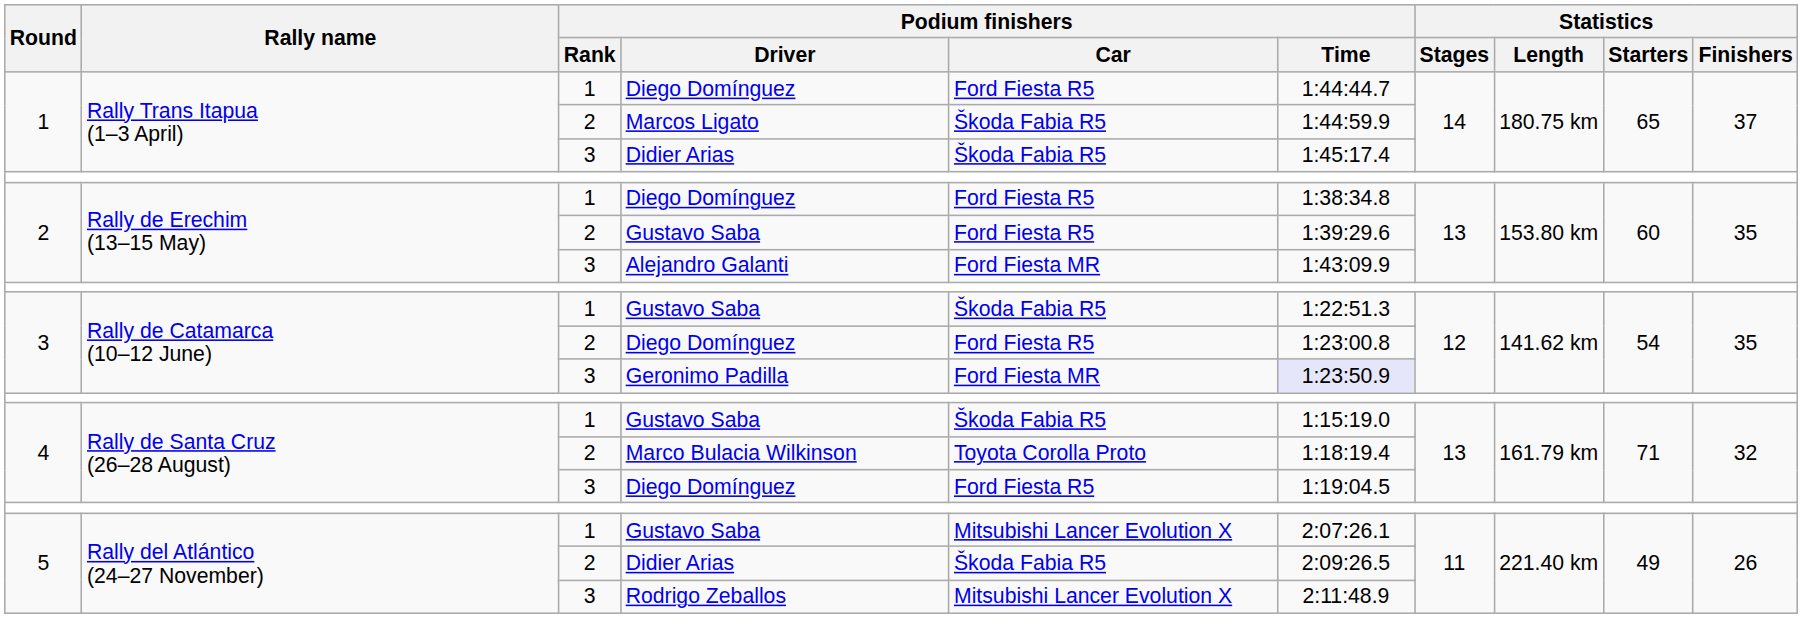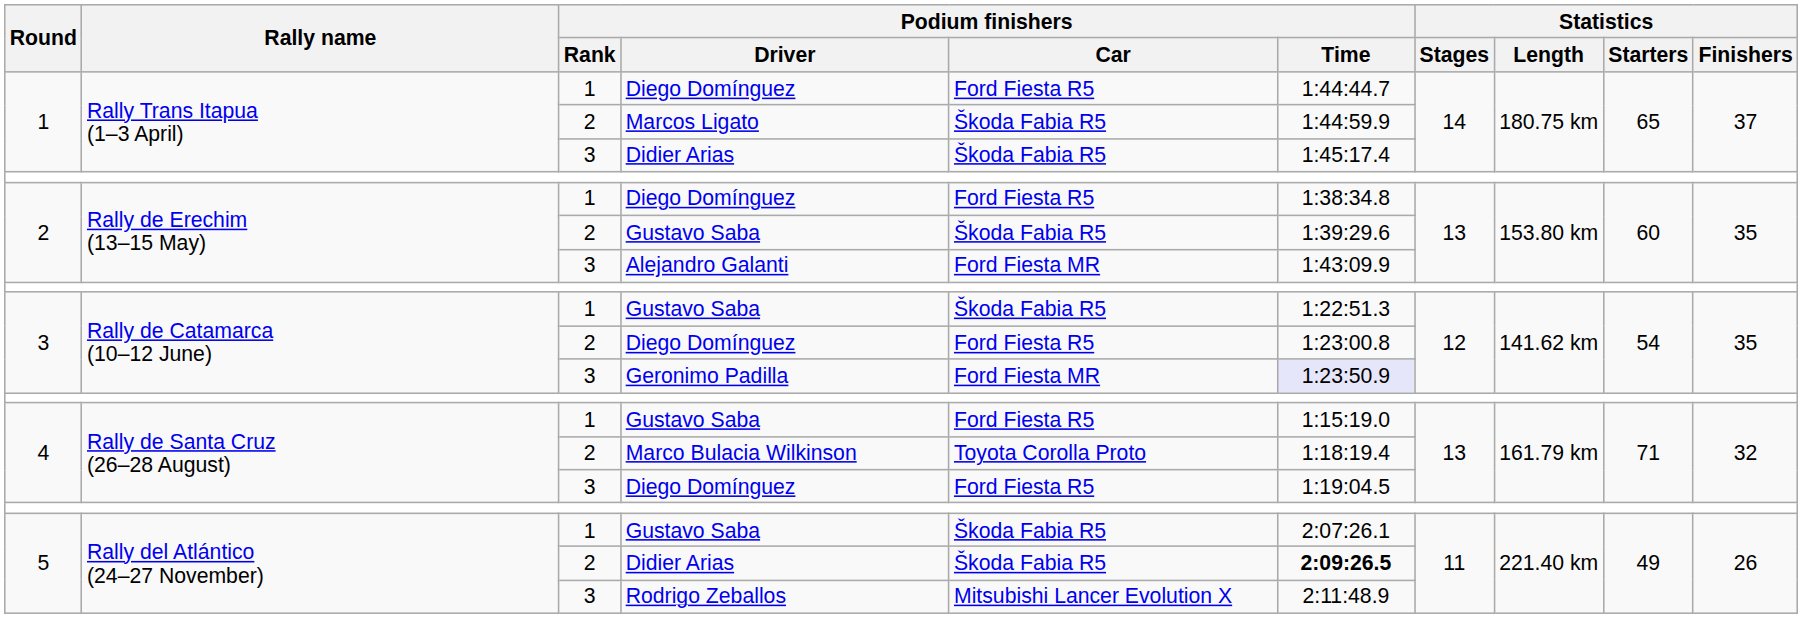(1024, 232) Ford Fiesta R5 -> (1030, 232) Škoda Fabia R5
(1030, 419) Škoda Fabia R5 -> (1024, 419) Ford Fiesta R5
(1093, 529) Mitsubishi Lancer Evolution X -> (1030, 529) Škoda Fabia R5
(1346, 563) normal -> (1346, 563) bold
